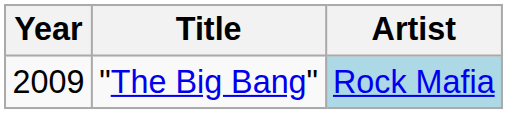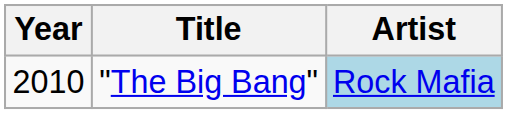(48, 81) 2009 -> (48, 81) 2010
